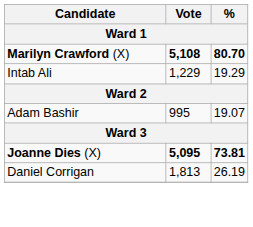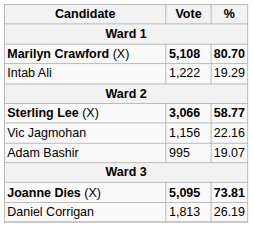(185, 73) 1,229 -> (185, 73) 1,222
+ row: (53, 113)
+ row: (47, 133)
